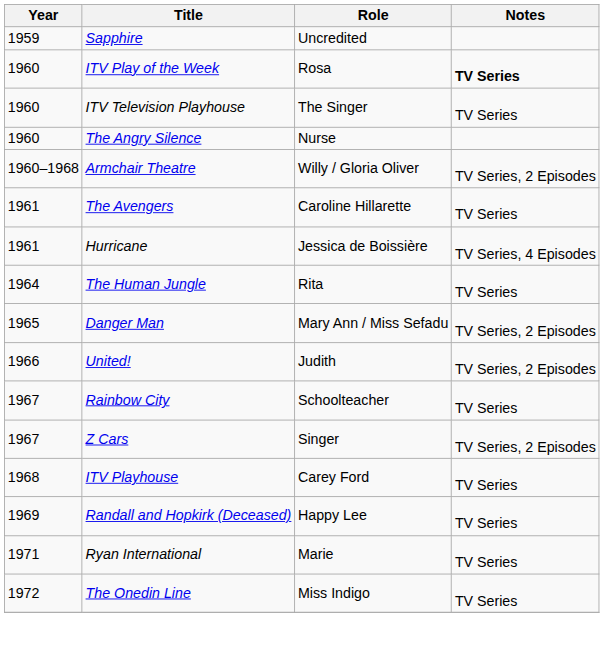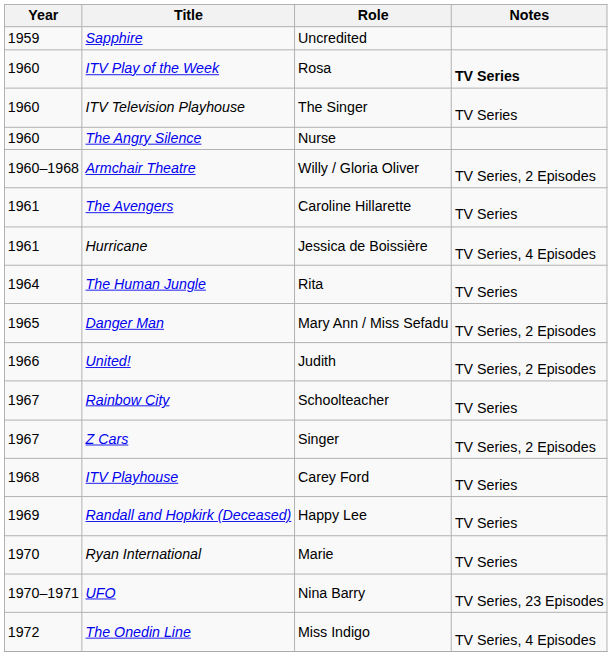(24, 554) 1971 -> (24, 554) 1970
+ row: (101, 593)
(486, 601) TV Series -> (525, 640) TV Series, 4 Episodes
